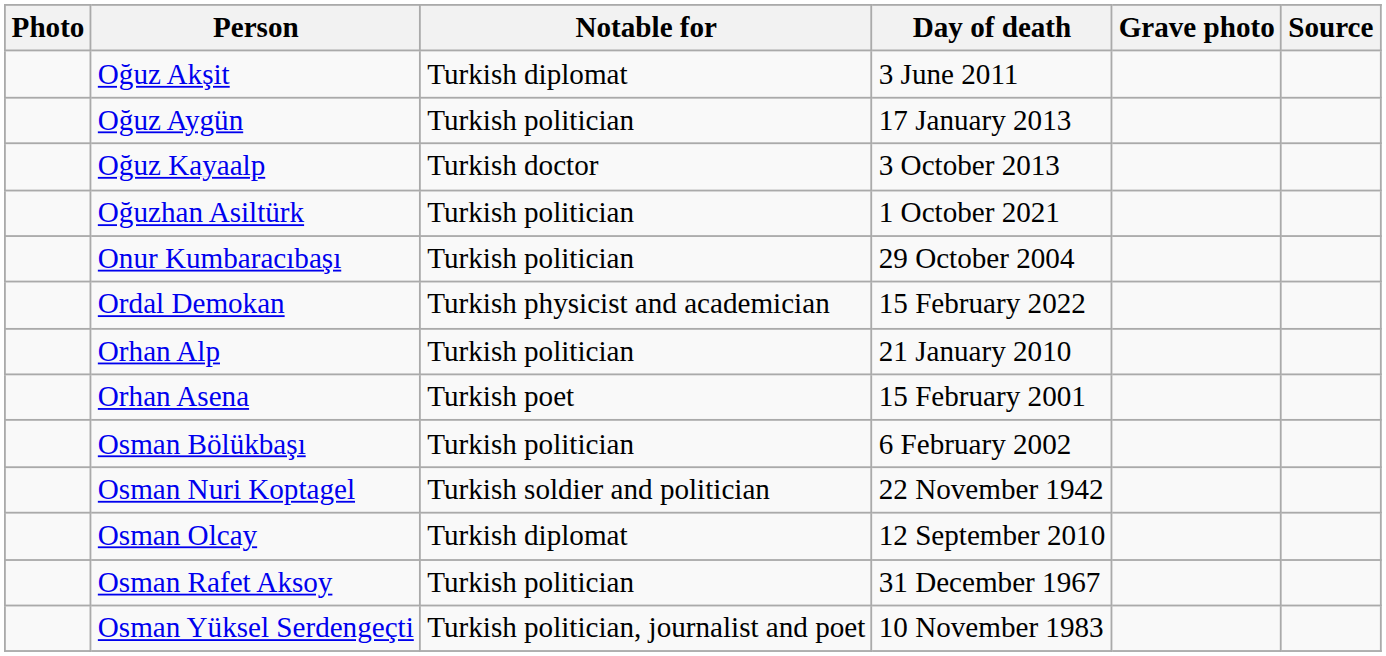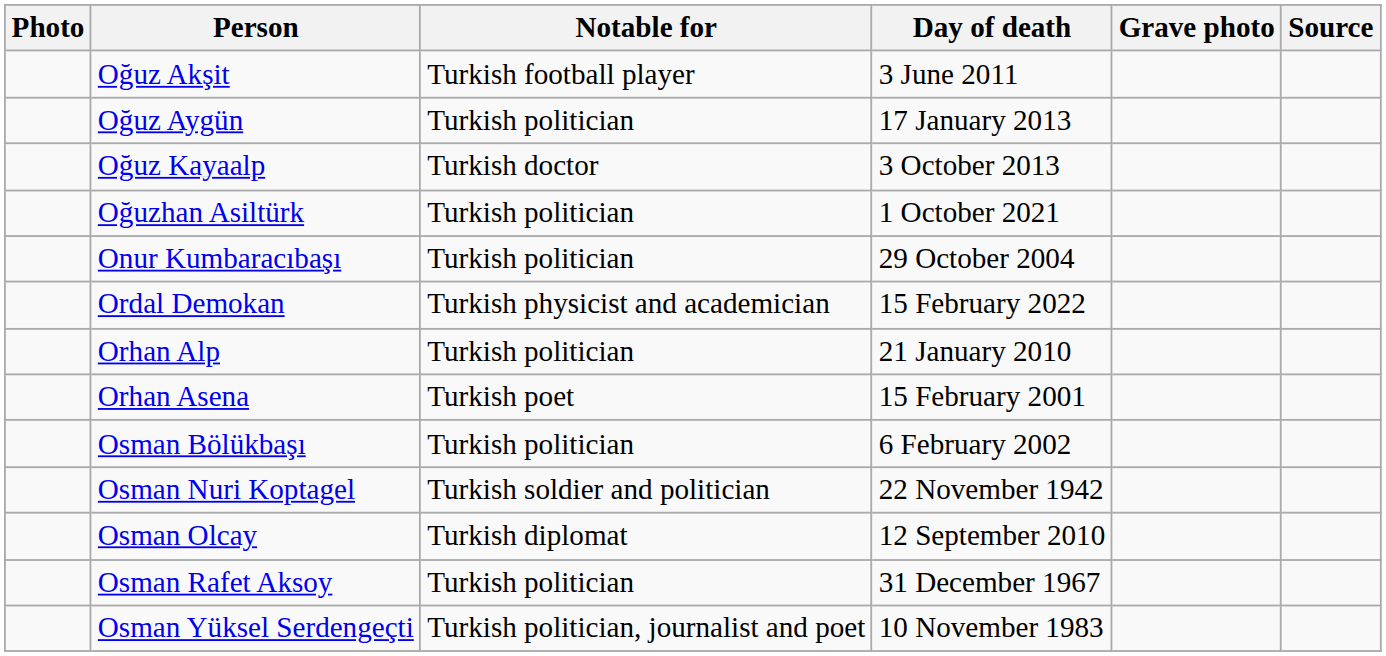(527, 73) Turkish diplomat -> (561, 73) Turkish football player
